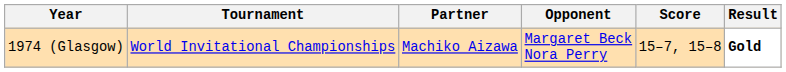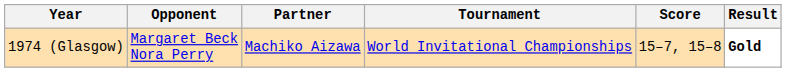columns swapped: (263, 16) <-> (578, 16)
